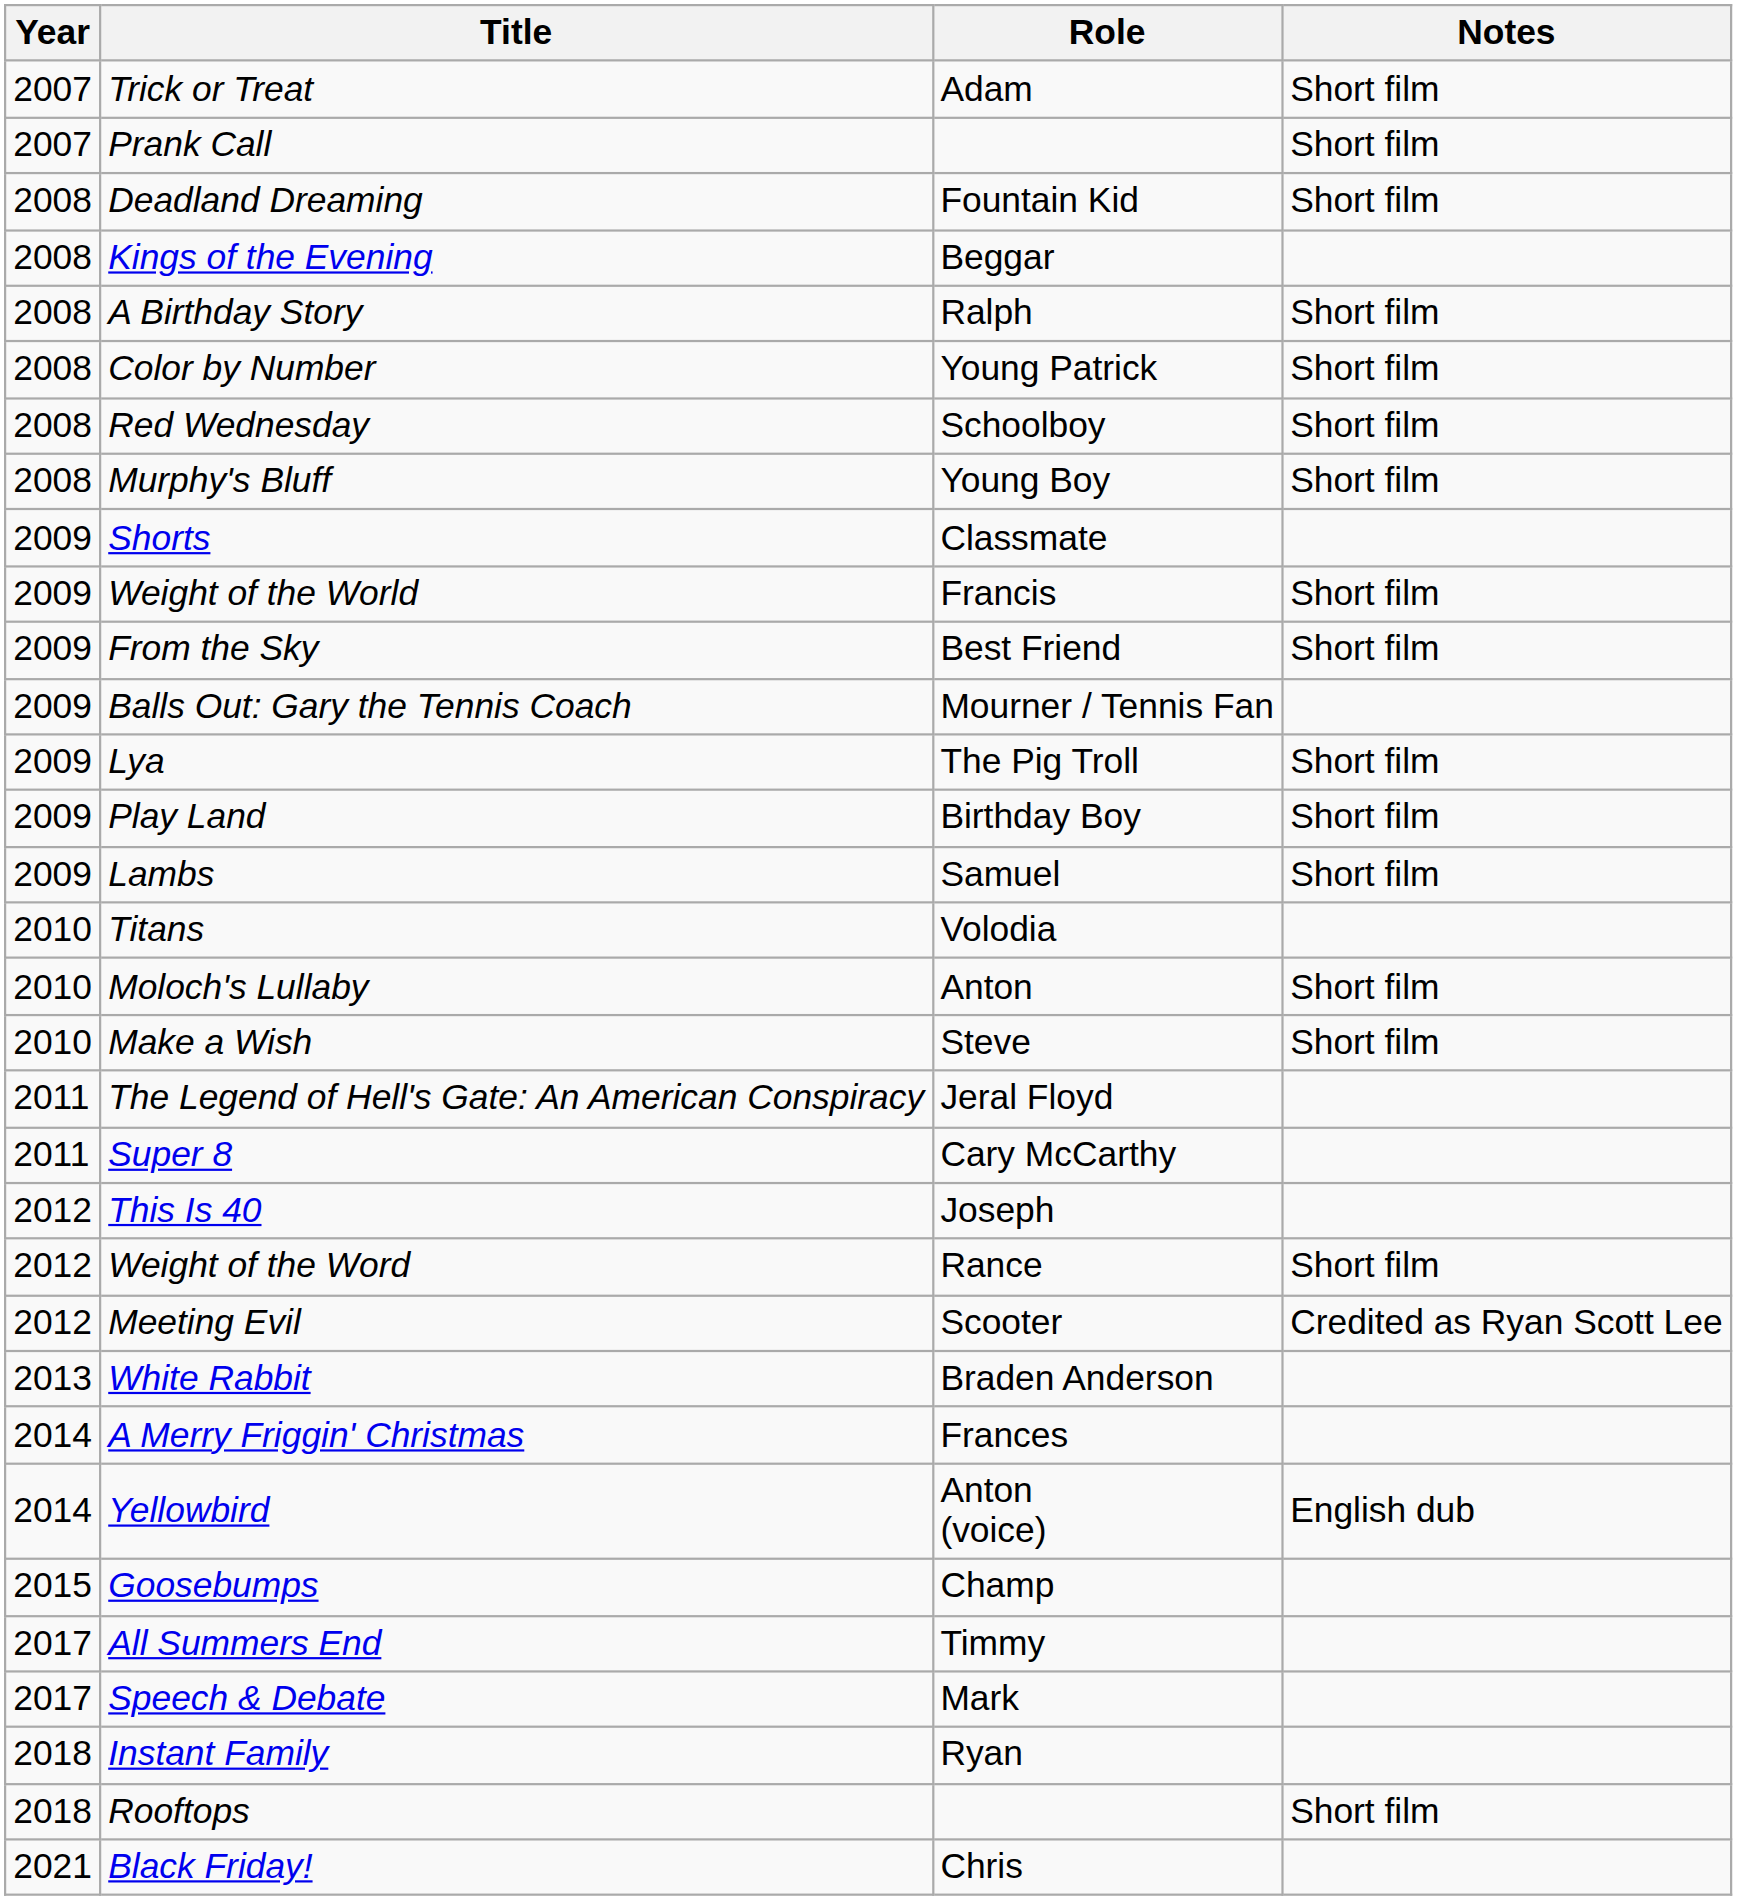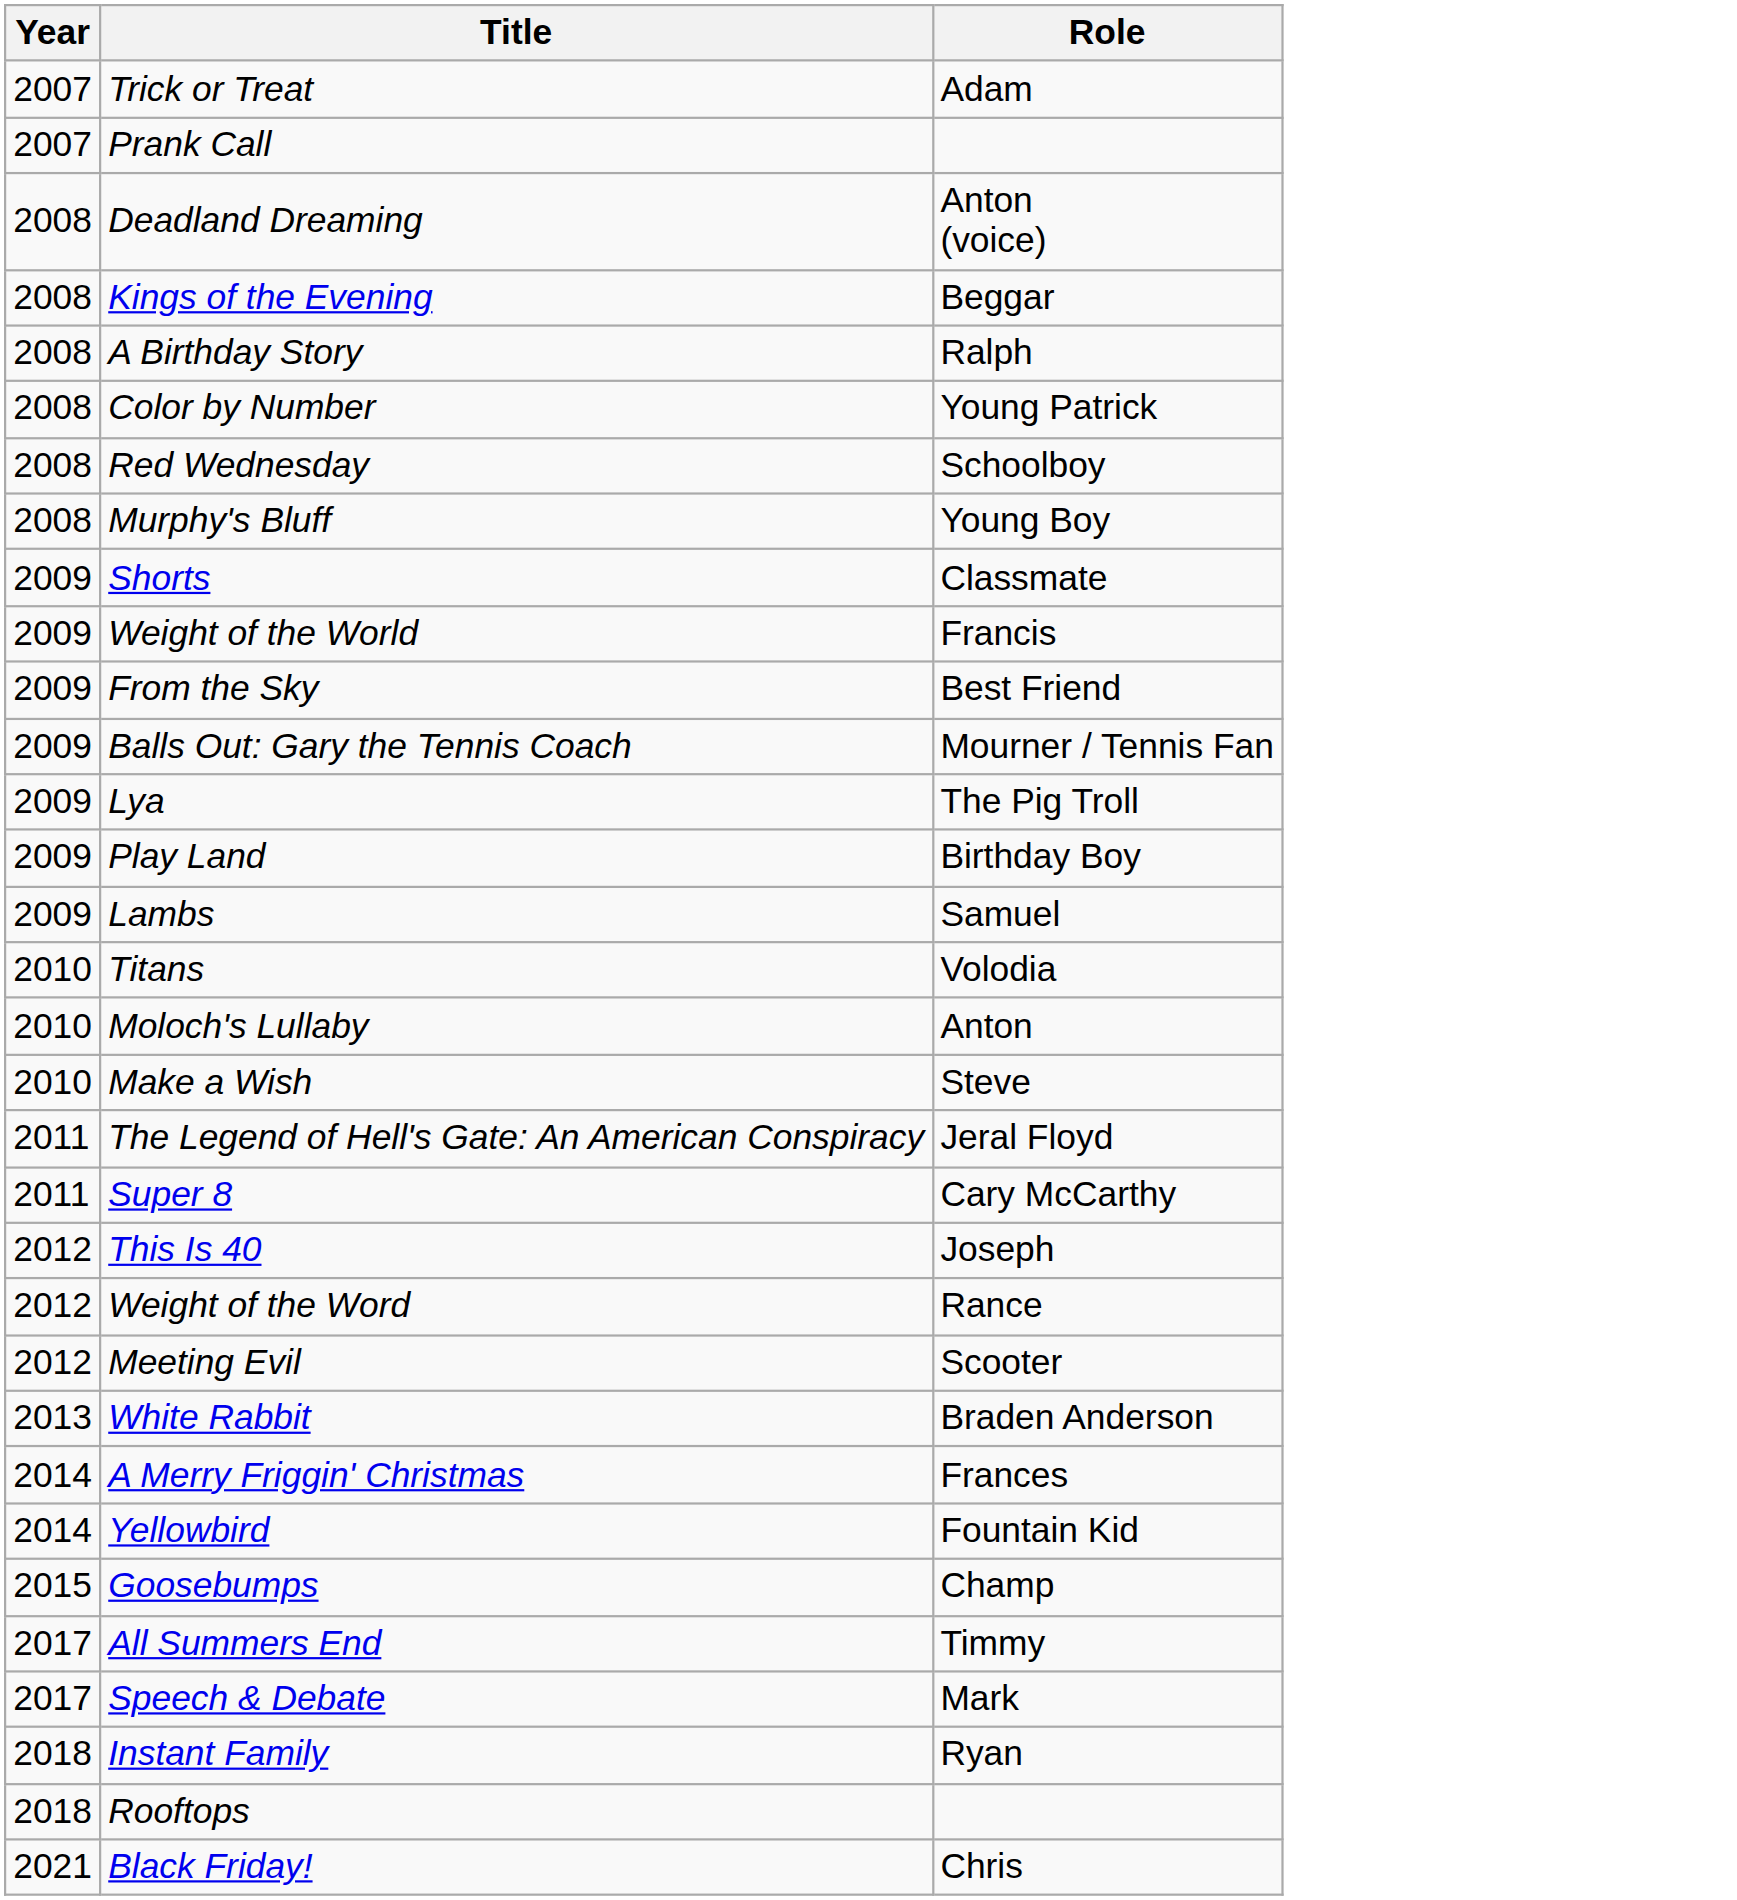- column: (1506, 32)
(1040, 200) Fountain Kid -> (993, 220) Anton (voice)
(993, 1510) Anton (voice) -> (1040, 1530) Fountain Kid
